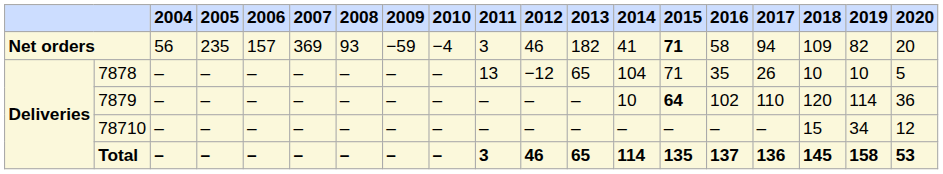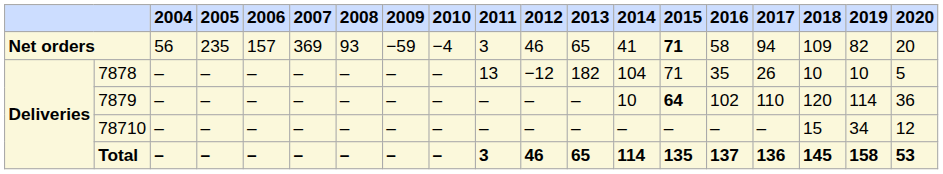(585, 45) 182 -> (580, 45) 65
(580, 73) 65 -> (585, 73) 182
